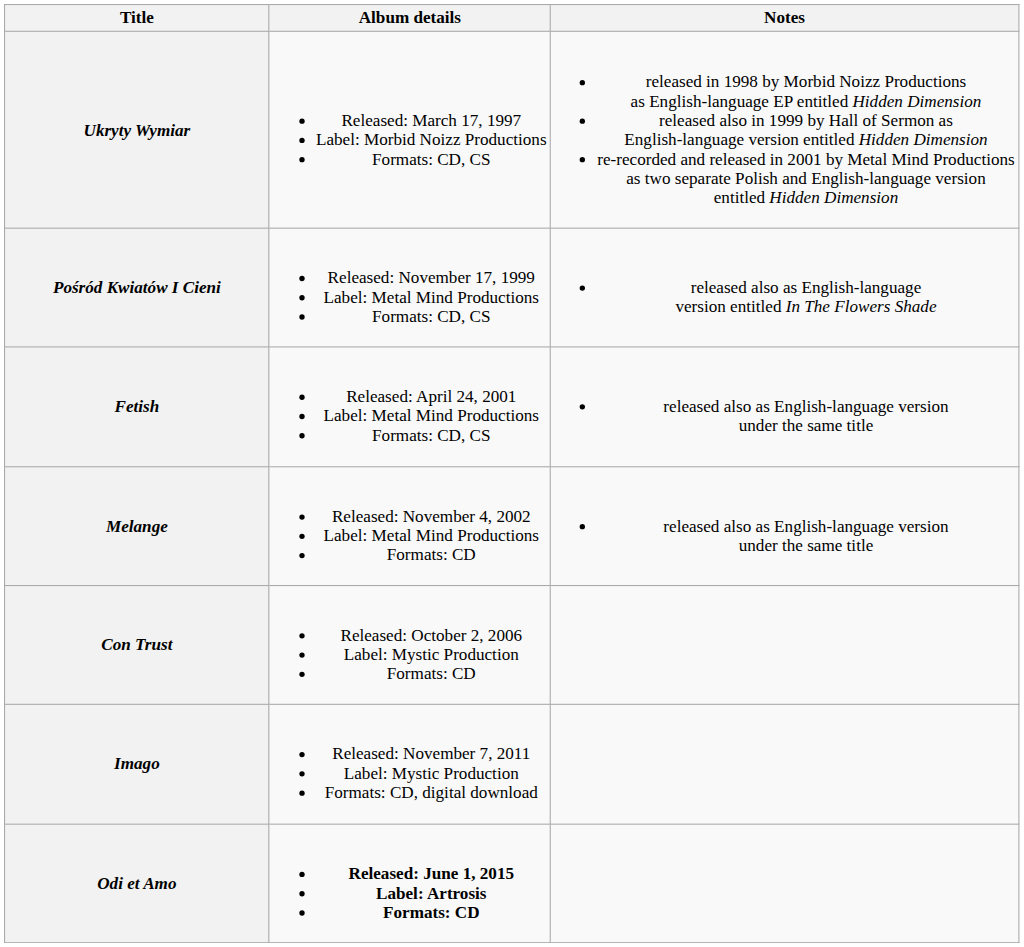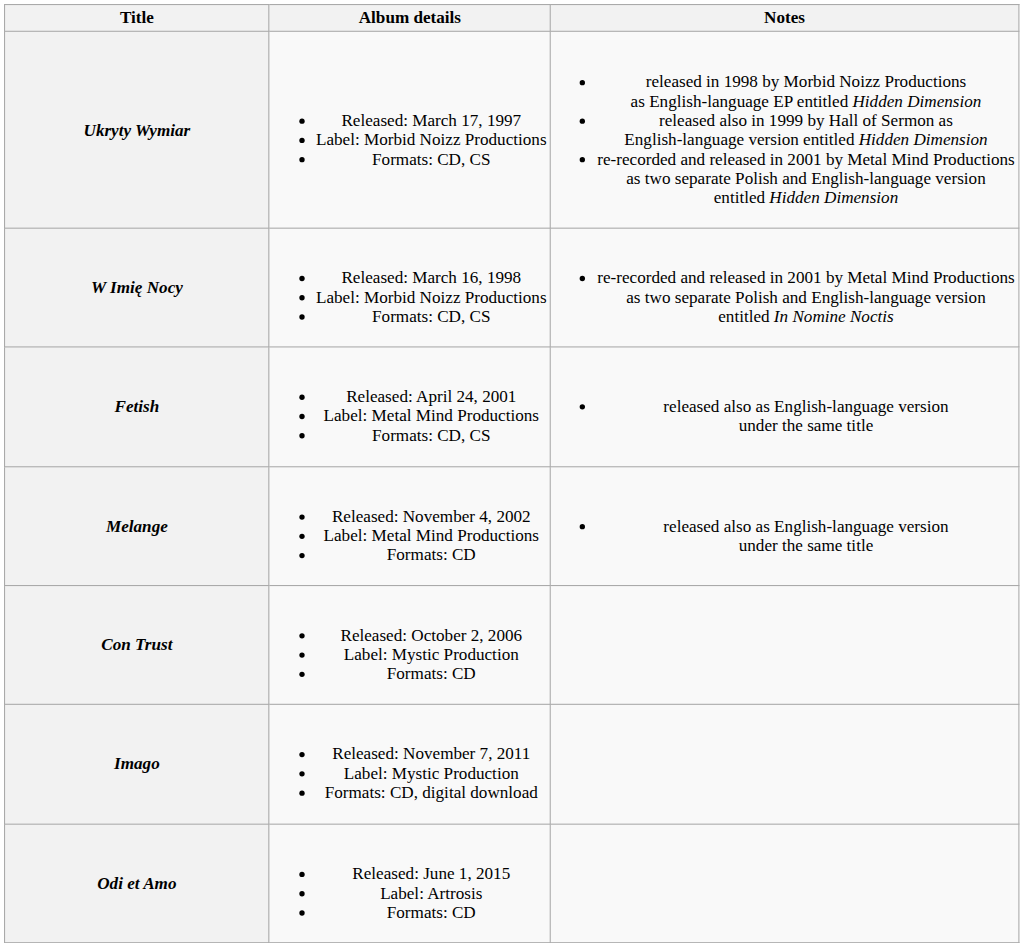+ row: (137, 287)
- row: (137, 287)
(410, 893) bold -> (410, 893) normal
